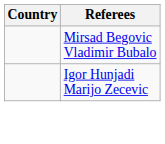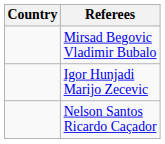+ row: (110, 119)
